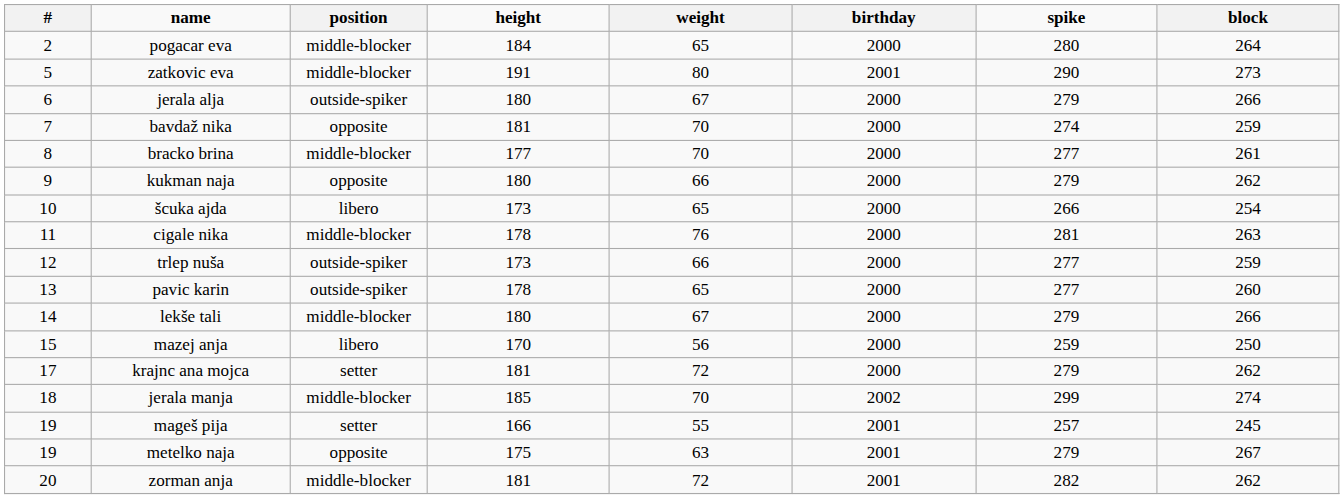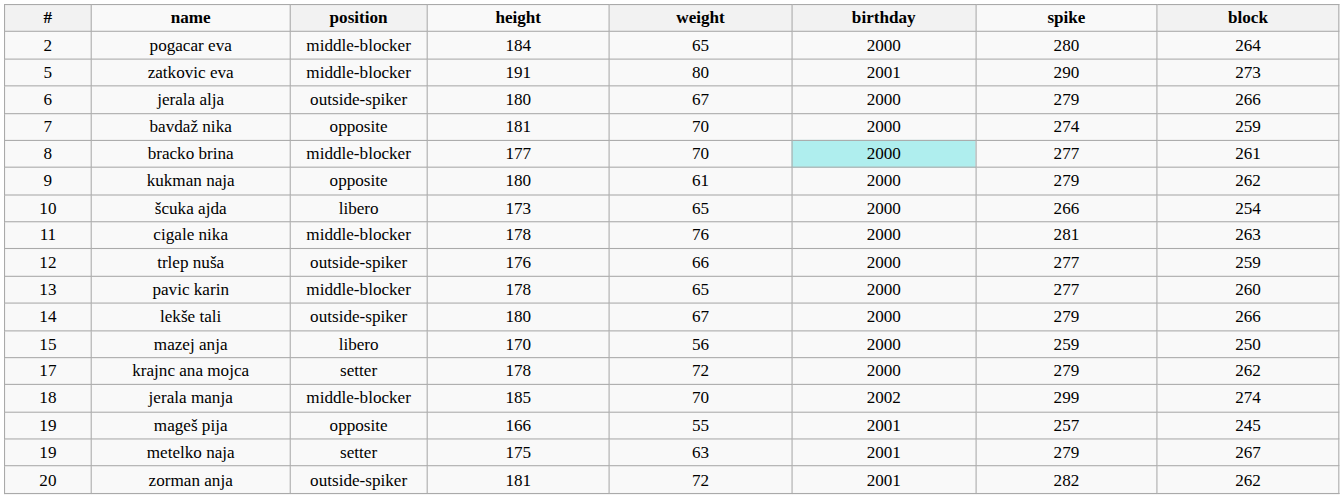(884, 153) no background -> (884, 153) paleturquoise background
(701, 180) 66 -> (701, 180) 61
(518, 262) 173 -> (518, 262) 176
(359, 289) outside-spiker -> (359, 289) middle-blocker
(359, 316) middle-blocker -> (359, 316) outside-spiker
(518, 371) 181 -> (518, 371) 178
(359, 425) setter -> (359, 425) opposite
(359, 452) opposite -> (359, 452) setter
(359, 479) middle-blocker -> (359, 479) outside-spiker
